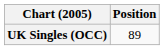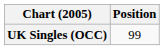(135, 34) 89 -> (135, 34) 99
